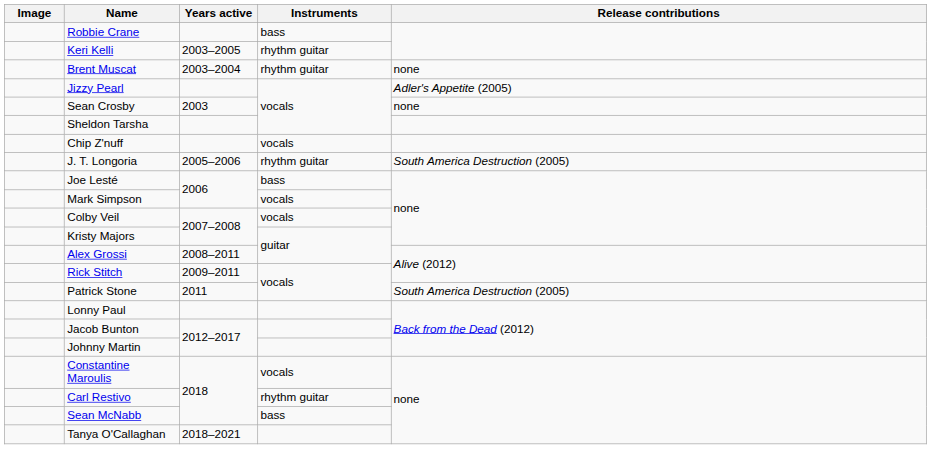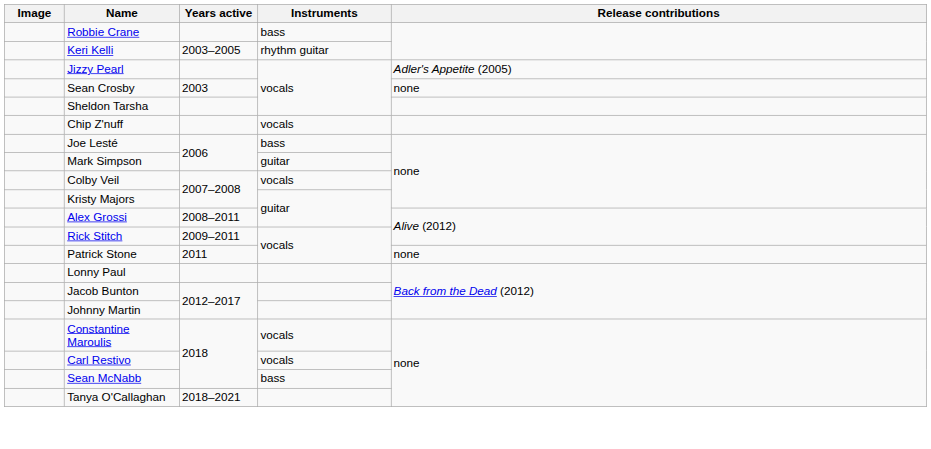- row: (102, 69)
- row: (102, 161)
(277, 198) vocals -> (275, 161) guitar
(481, 291) South America Destruction (2005) -> (407, 254) none
(295, 397) rhythm guitar -> (277, 360) vocals
